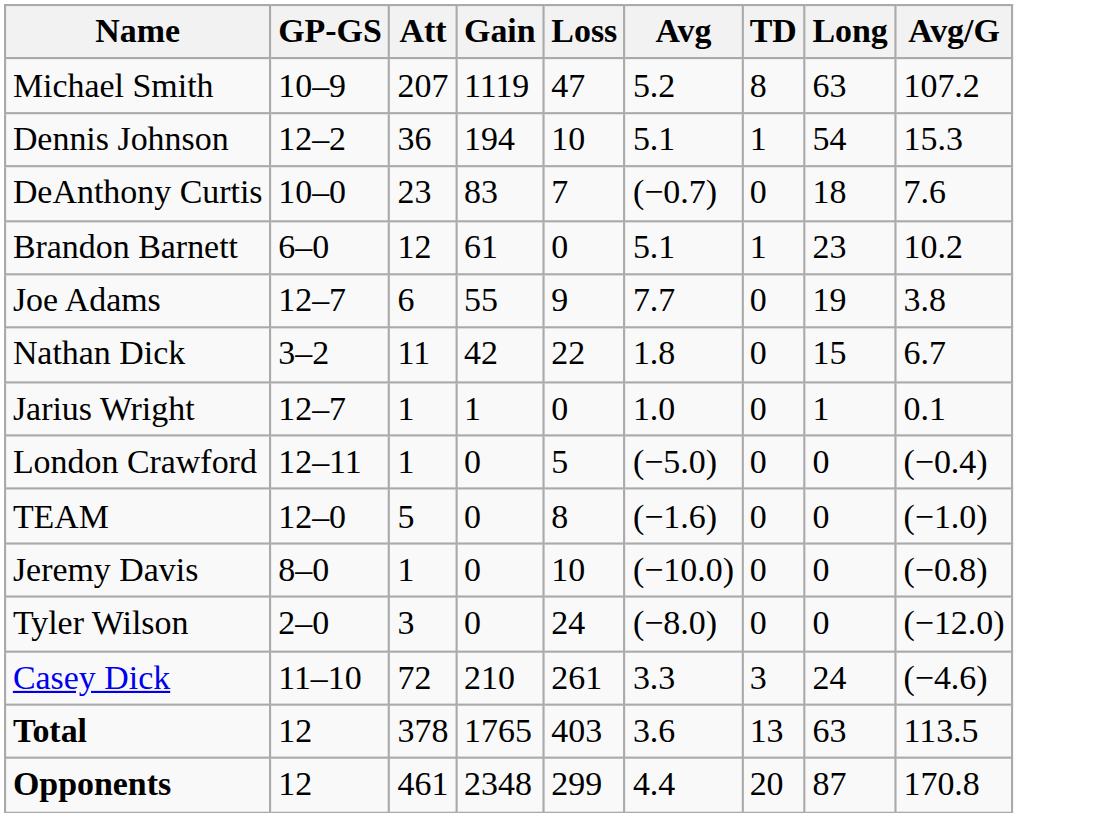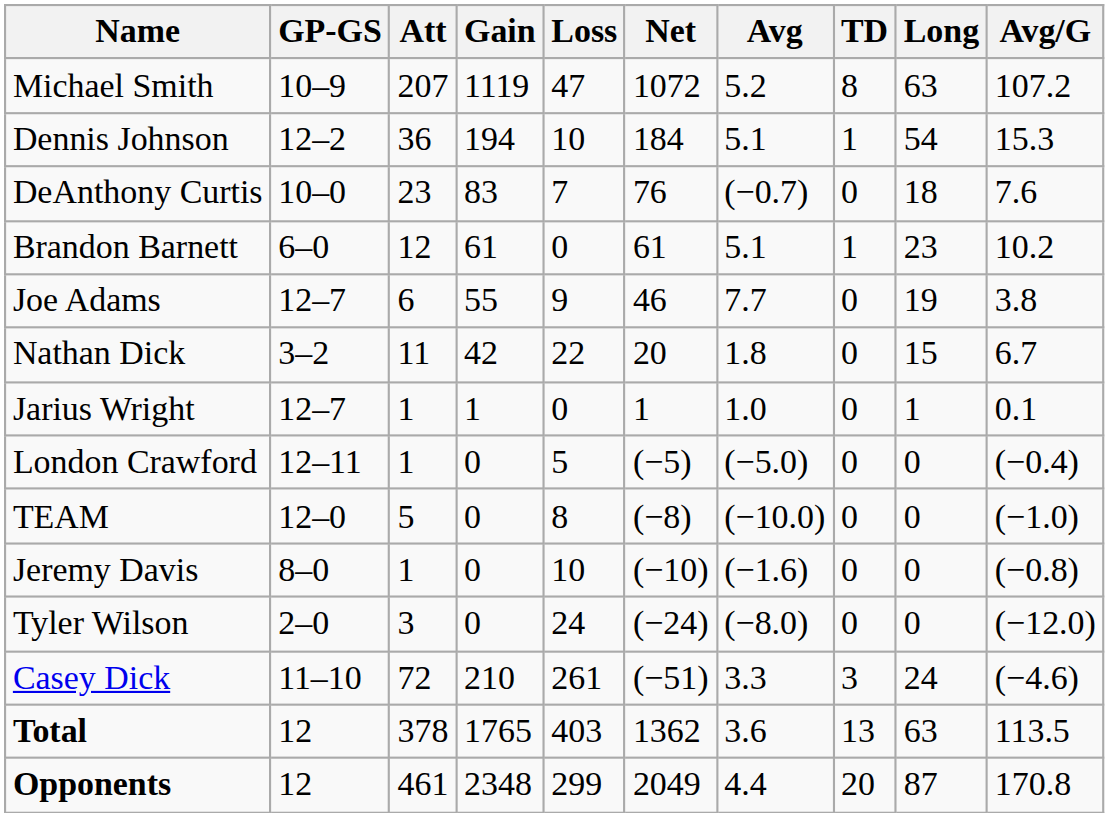+ column: (671, 31)
(675, 515) (−1.6) -> (775, 515) (−10.0)
(683, 569) (−10.0) -> (766, 569) (−1.6)
